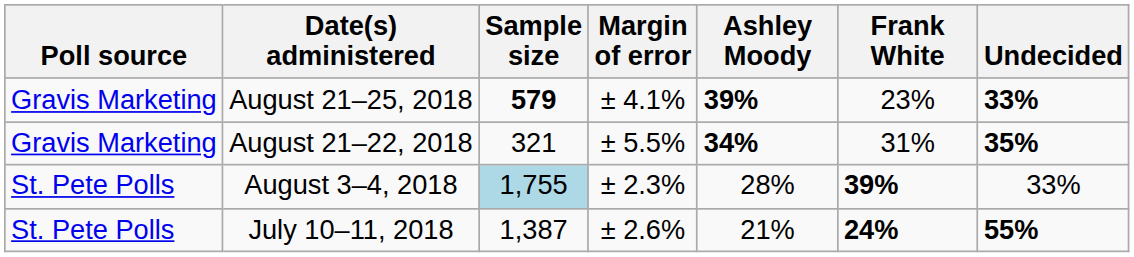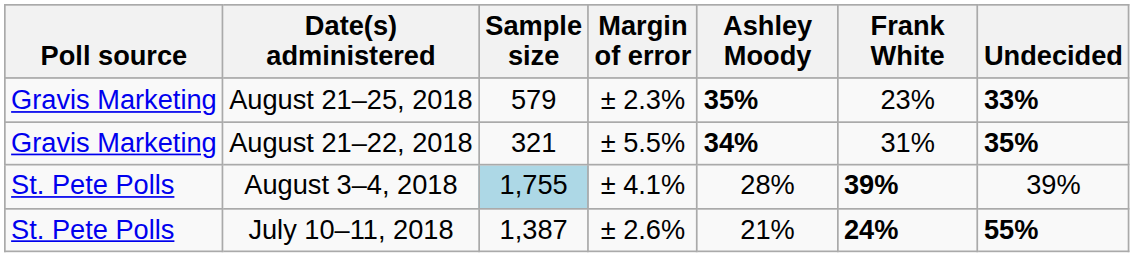(534, 99) bold -> (534, 99) normal
(643, 99) ± 4.1% -> (643, 99) ± 2.3%
(731, 99) 39% -> (731, 99) 35%
(643, 186) ± 2.3% -> (643, 186) ± 4.1%
(1053, 186) 33% -> (1053, 186) 39%
